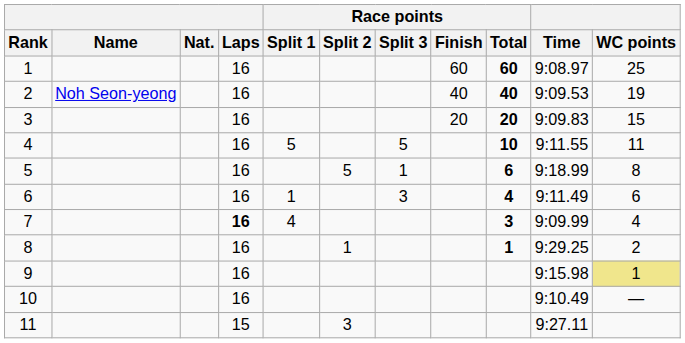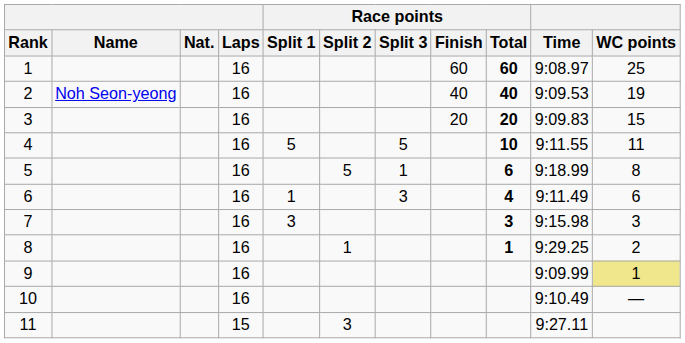(241, 222) bold -> (241, 222) normal
(291, 222) 4 -> (291, 222) 3
(562, 222) 9:09.99 -> (562, 222) 9:15.98
(636, 222) 4 -> (636, 222) 3
(562, 273) 9:15.98 -> (562, 273) 9:09.99
